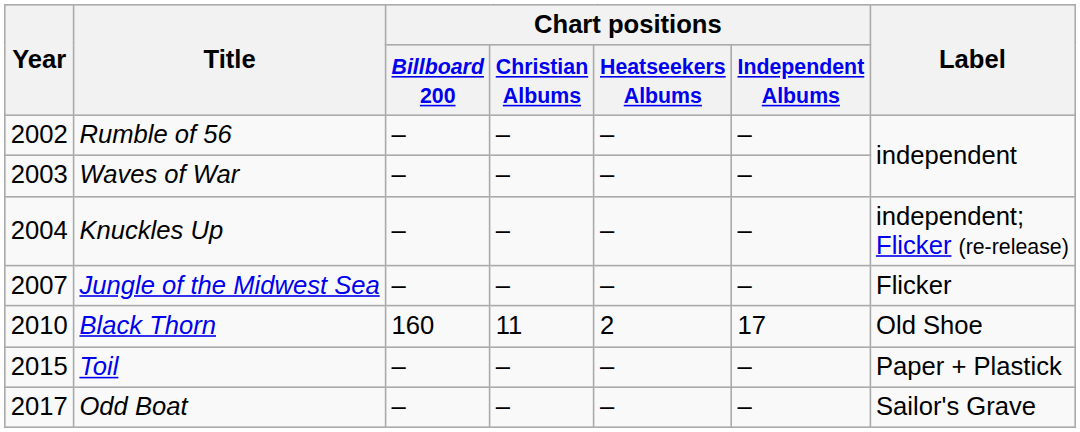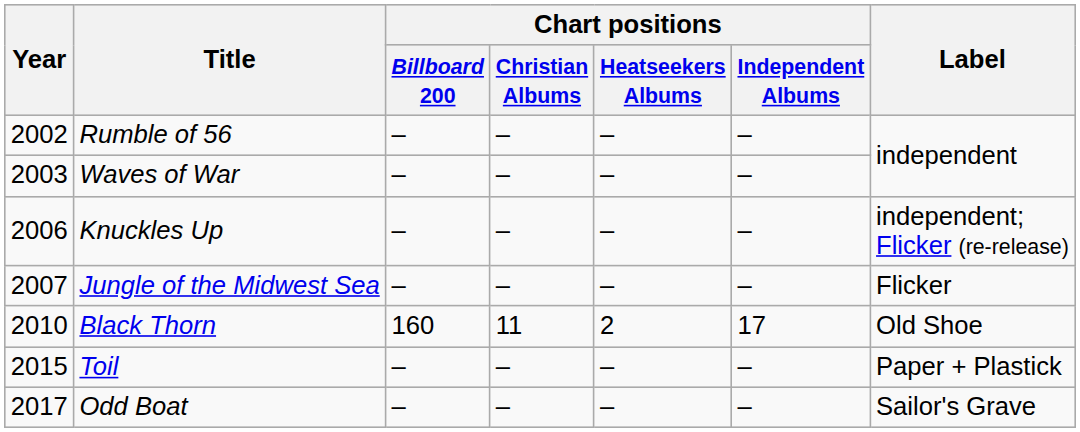(39, 230) 2004 -> (39, 230) 2006
